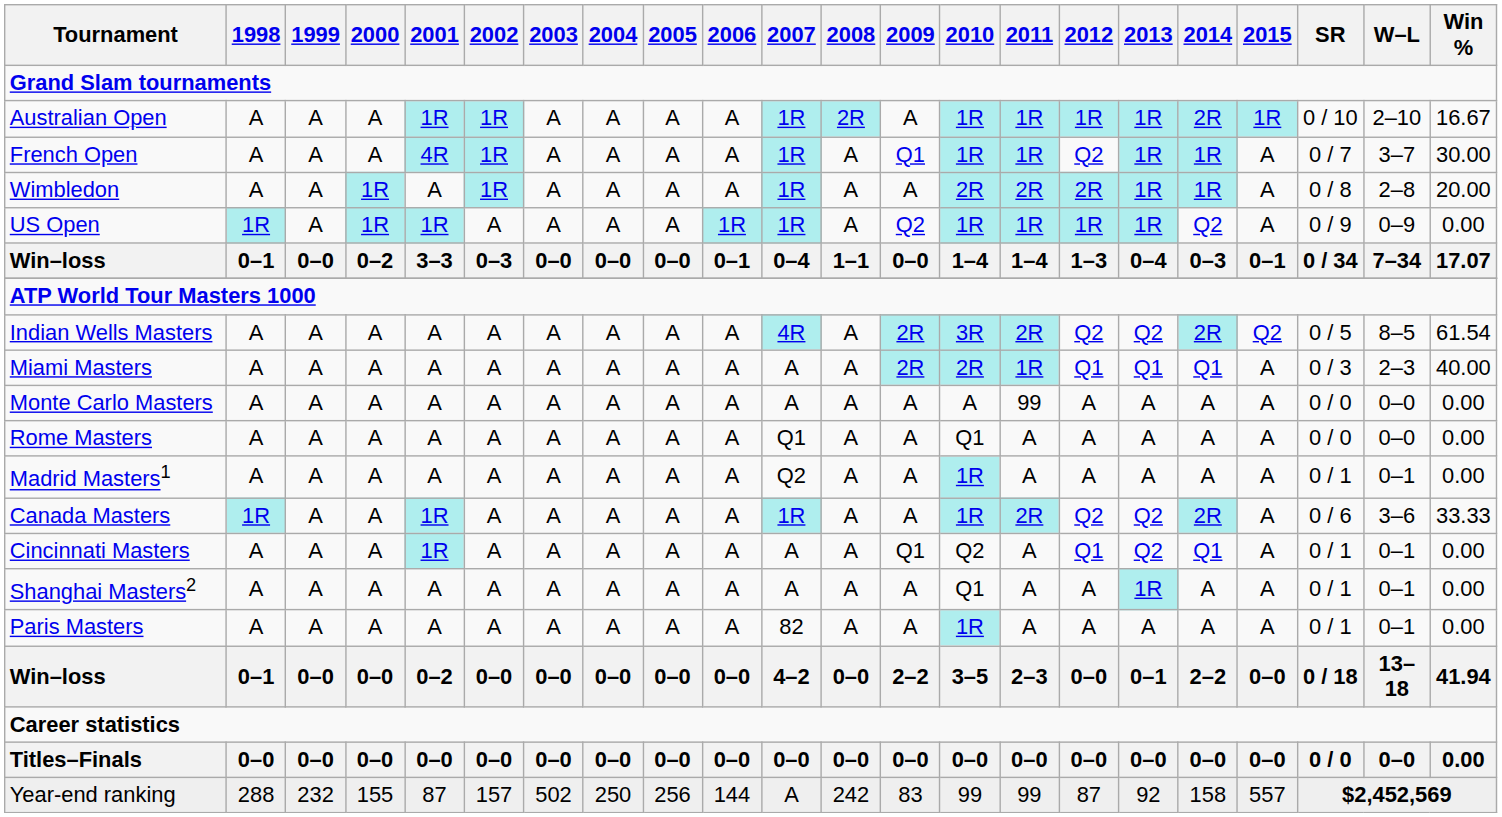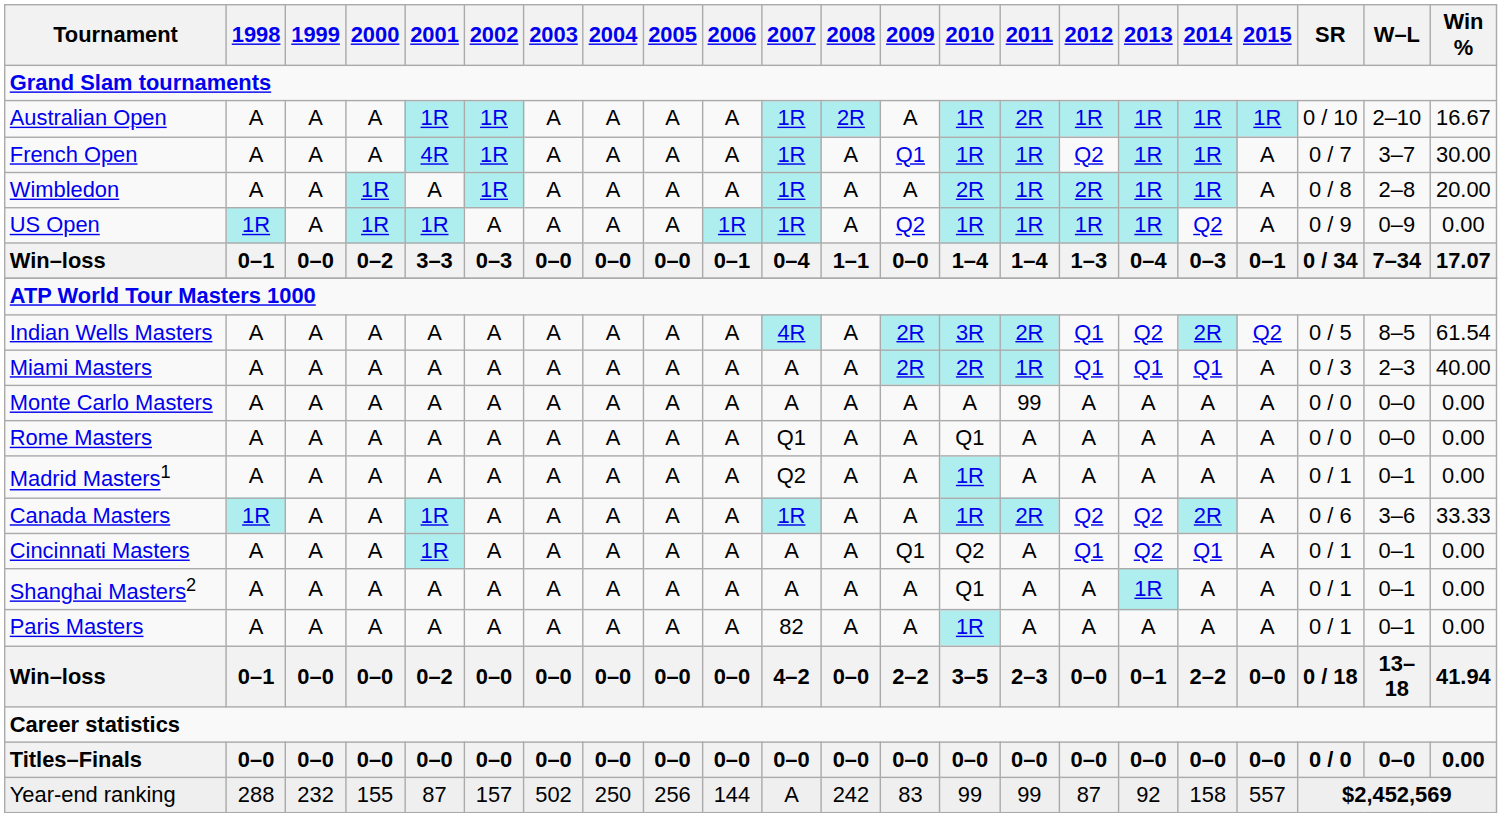(1029, 118) 1R -> (1029, 118) 2R
(1208, 118) 2R -> (1208, 118) 1R
(1029, 189) 2R -> (1029, 189) 1R
(1089, 331) Q2 -> (1089, 331) Q1
